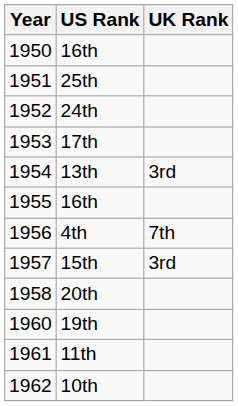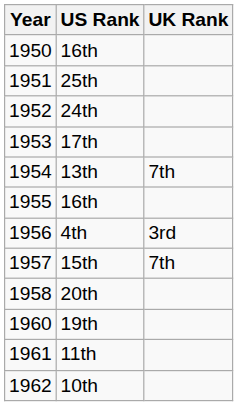(162, 171) 3rd -> (162, 171) 7th
(162, 232) 7th -> (162, 232) 3rd
(162, 263) 3rd -> (162, 263) 7th
